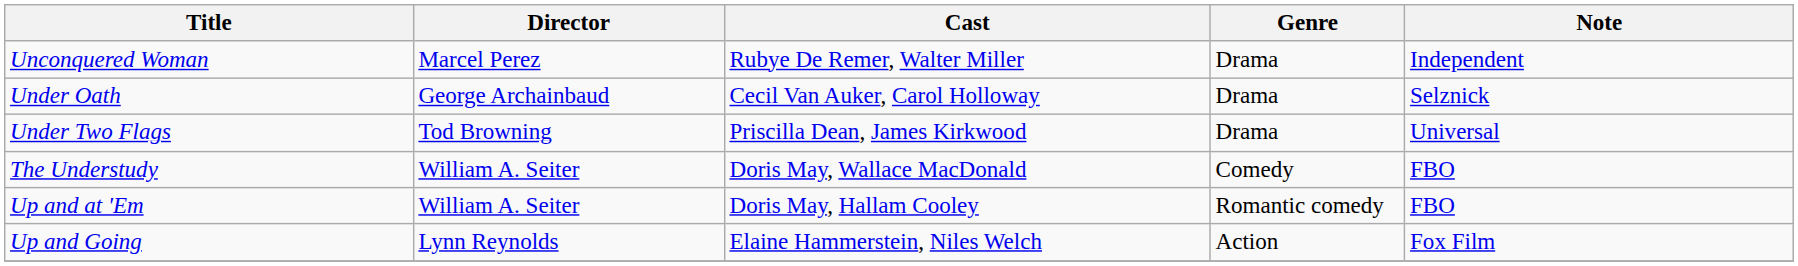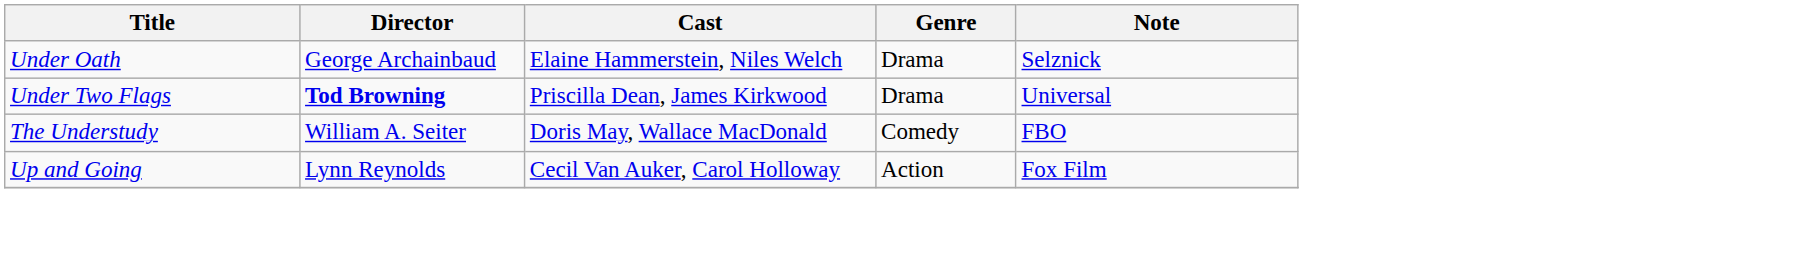- row: (109, 59)
(885, 95) Cecil Van Auker, Carol Holloway -> (686, 59) Elaine Hammerstein, Niles Welch
(485, 132) normal -> (375, 95) bold
- row: (77, 205)
(886, 242) Elaine Hammerstein, Niles Welch -> (685, 168) Cecil Van Auker, Carol Holloway
